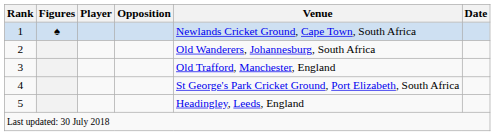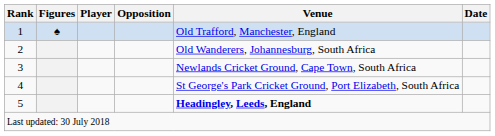(296, 31) Newlands Cricket Ground, Cape Town, South Africa -> (256, 31) Old Trafford, Manchester, England
(256, 67) Old Trafford, Manchester, England -> (296, 67) Newlands Cricket Ground, Cape Town, South Africa
(240, 103) normal -> (244, 103) bold
